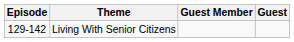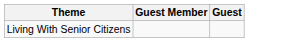- column: (27, 12)
